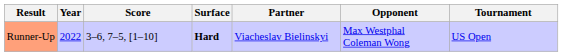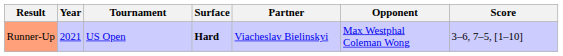columns swapped: (503, 12) <-> (138, 12)
(70, 36) 2022 -> (70, 36) 2021
